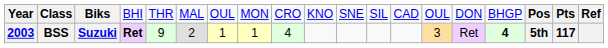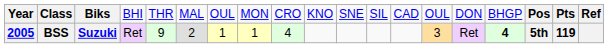(21, 33) 2003 -> (21, 33) 2005
(133, 33) bold -> (133, 33) normal
(566, 33) 117 -> (566, 33) 119
